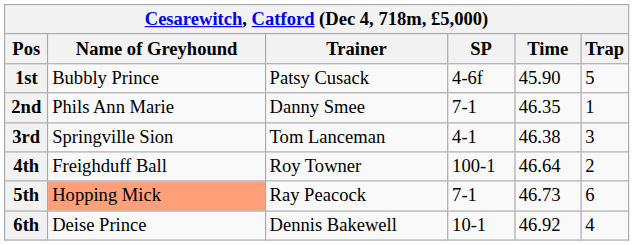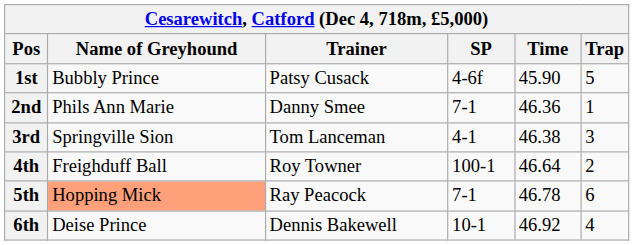(540, 107) 46.35 -> (540, 107) 46.36
(540, 195) 46.73 -> (540, 195) 46.78
